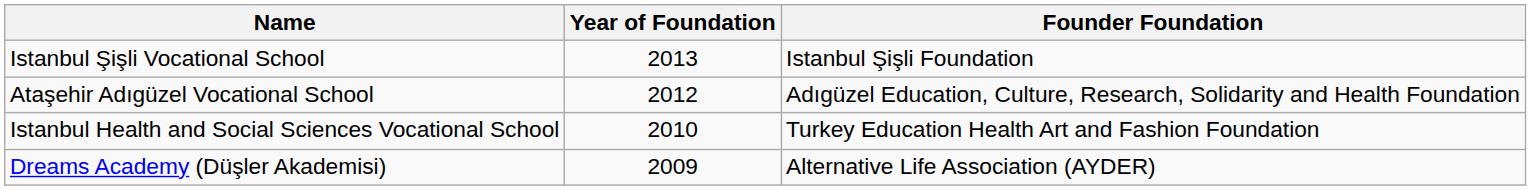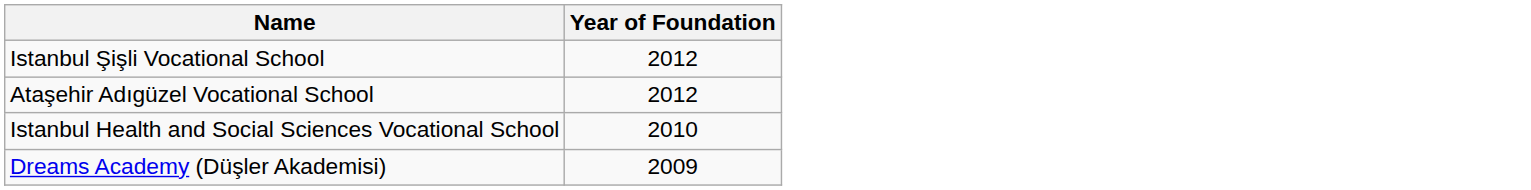- column: (1153, 22)
(673, 58) 2013 -> (673, 58) 2012
